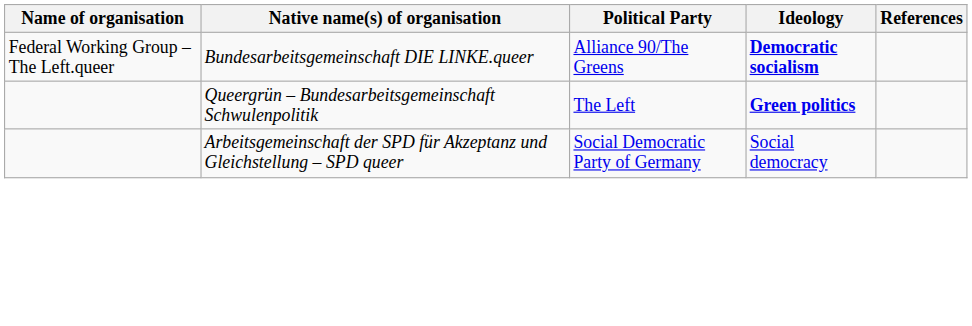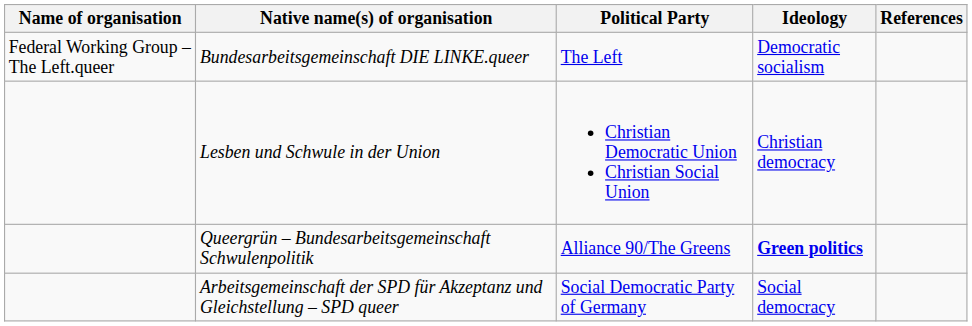(631, 56) Alliance 90/The Greens -> (592, 56) The Left
(794, 56) bold -> (799, 56) normal
+ row: (320, 152)
(604, 104) The Left -> (646, 248) Alliance 90/The Greens
